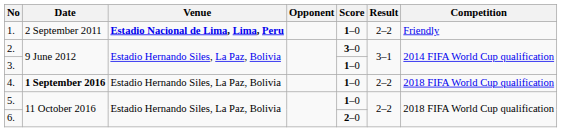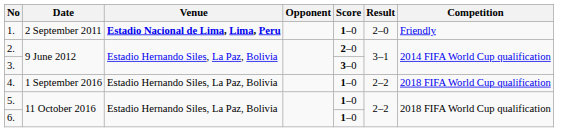(384, 30) 2–2 -> (381, 30) 2–0
(352, 47) 3–0 -> (349, 47) 2–0
(352, 65) 1–0 -> (349, 65) 3–0
(65, 82) bold -> (63, 82) normal
(352, 117) 2–0 -> (349, 117) 1–0
